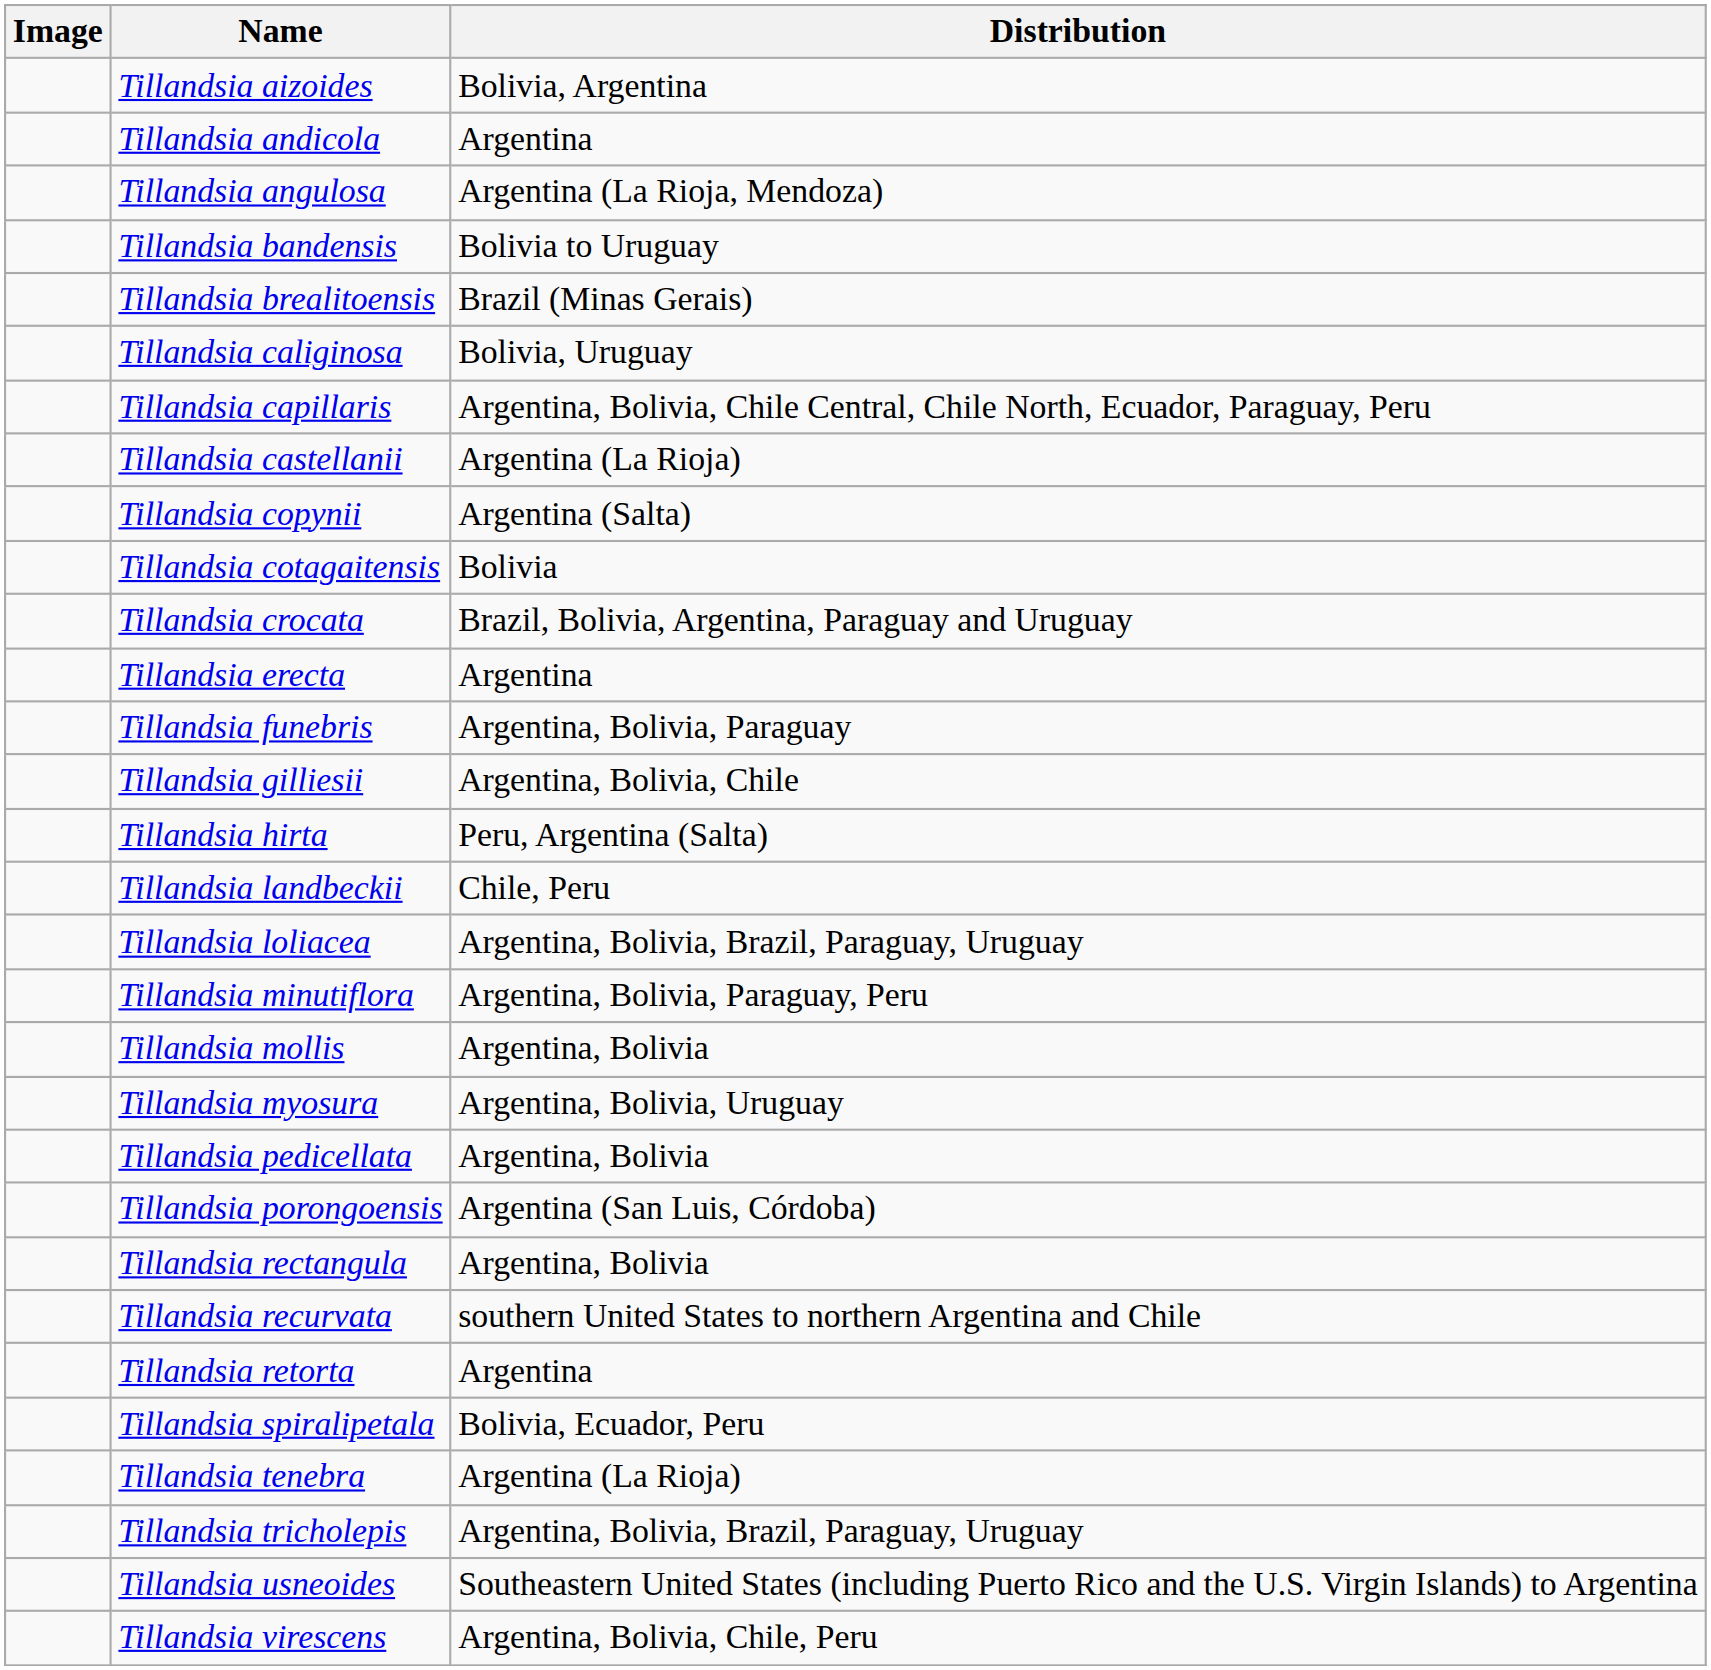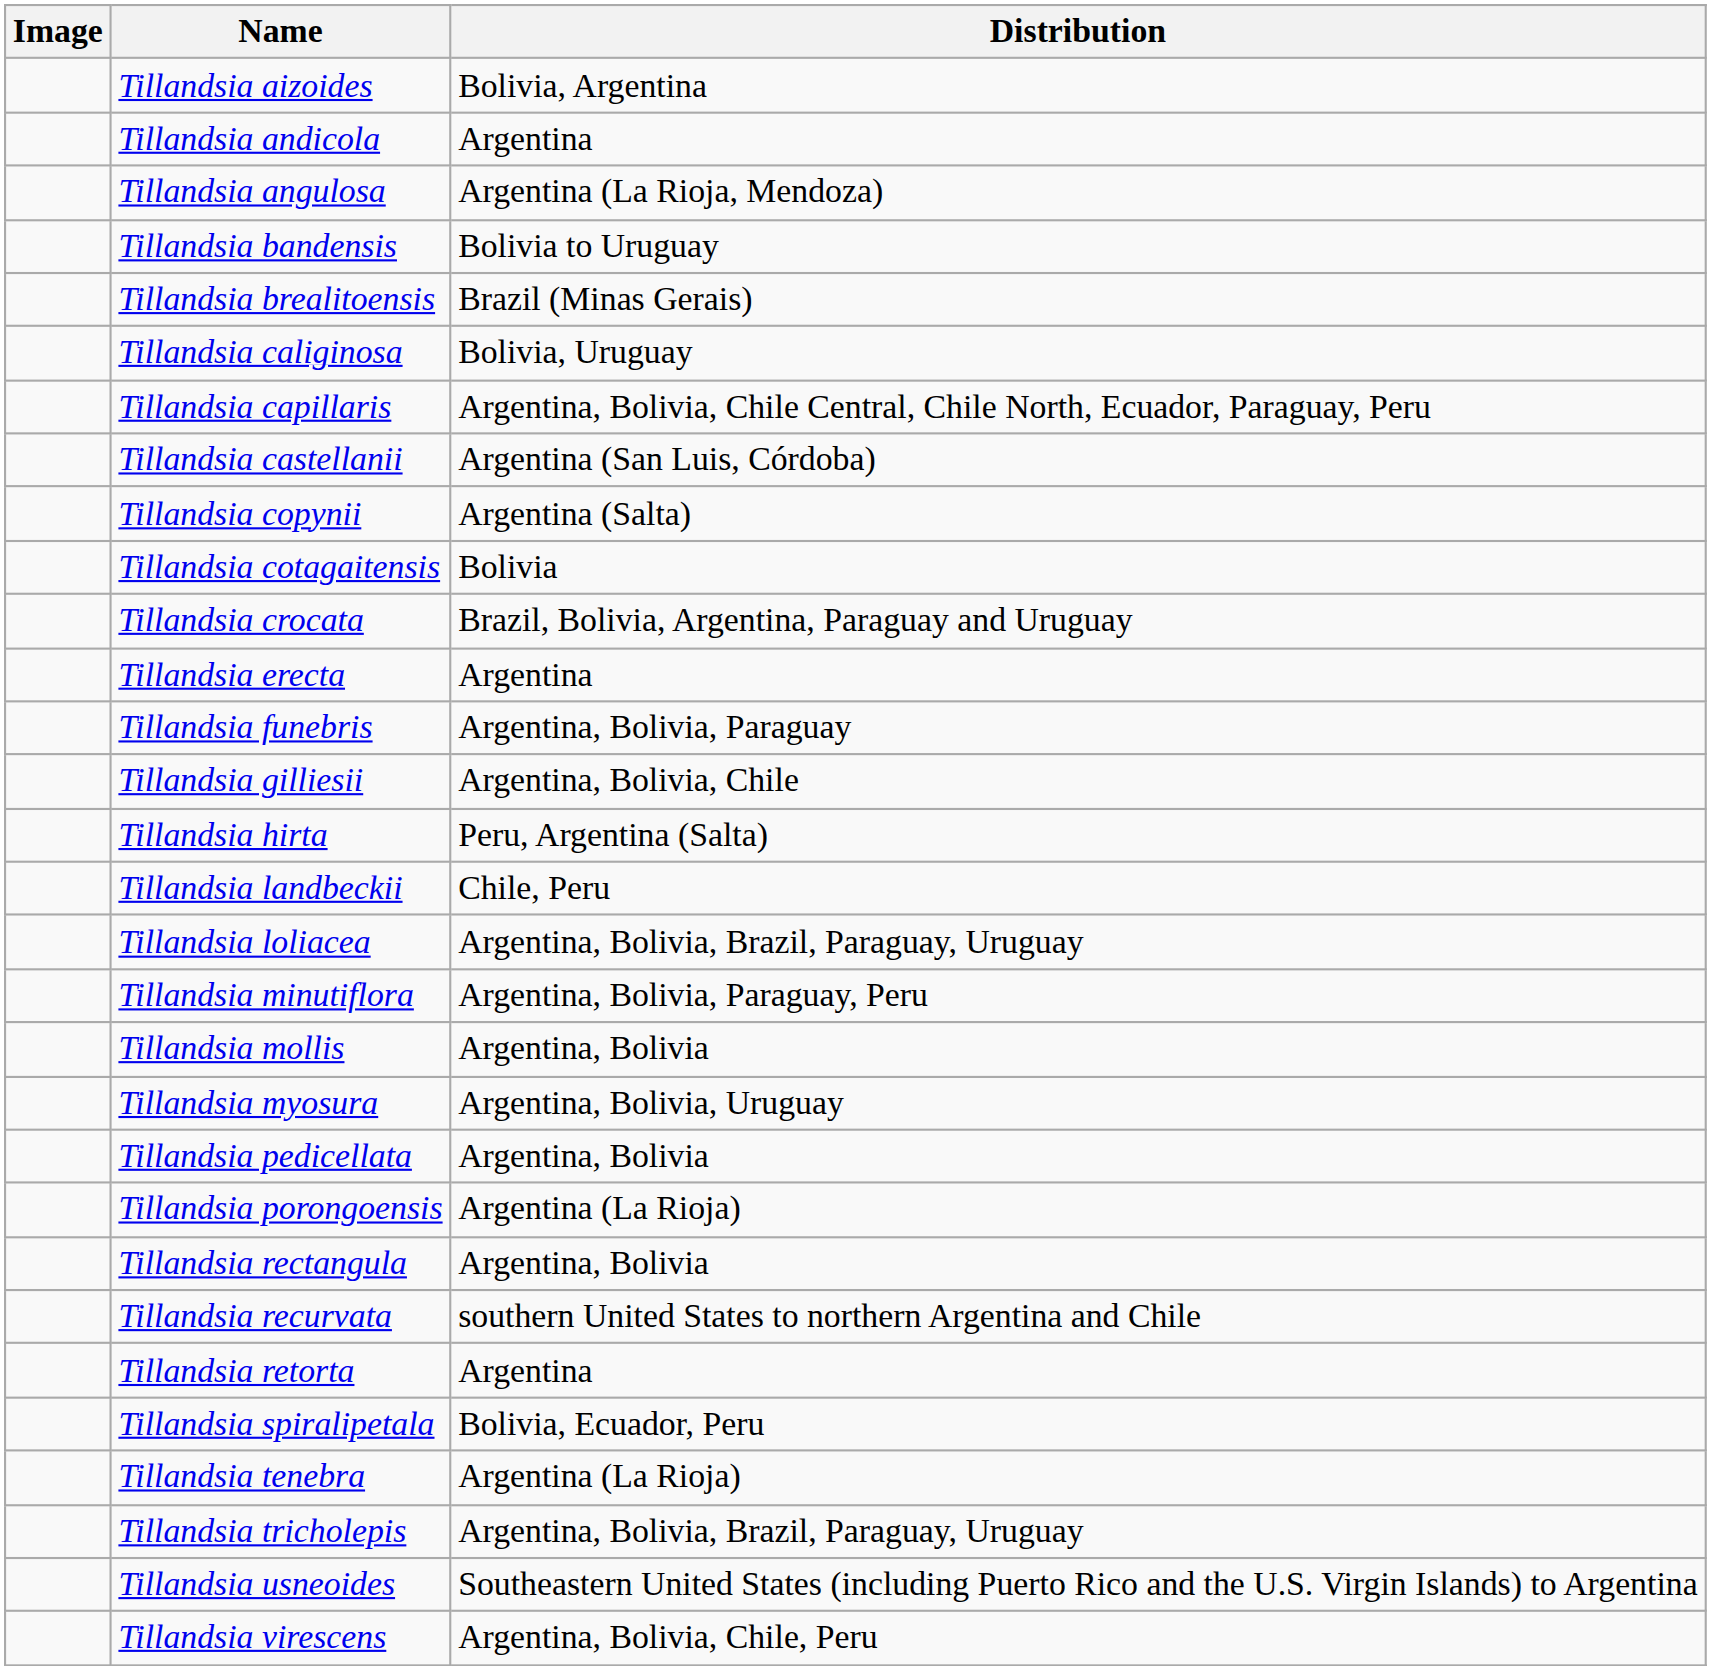(599, 459) Argentina (La Rioja) -> (667, 459) Argentina (San Luis, Córdoba)
(667, 1209) Argentina (San Luis, Córdoba) -> (599, 1209) Argentina (La Rioja)
